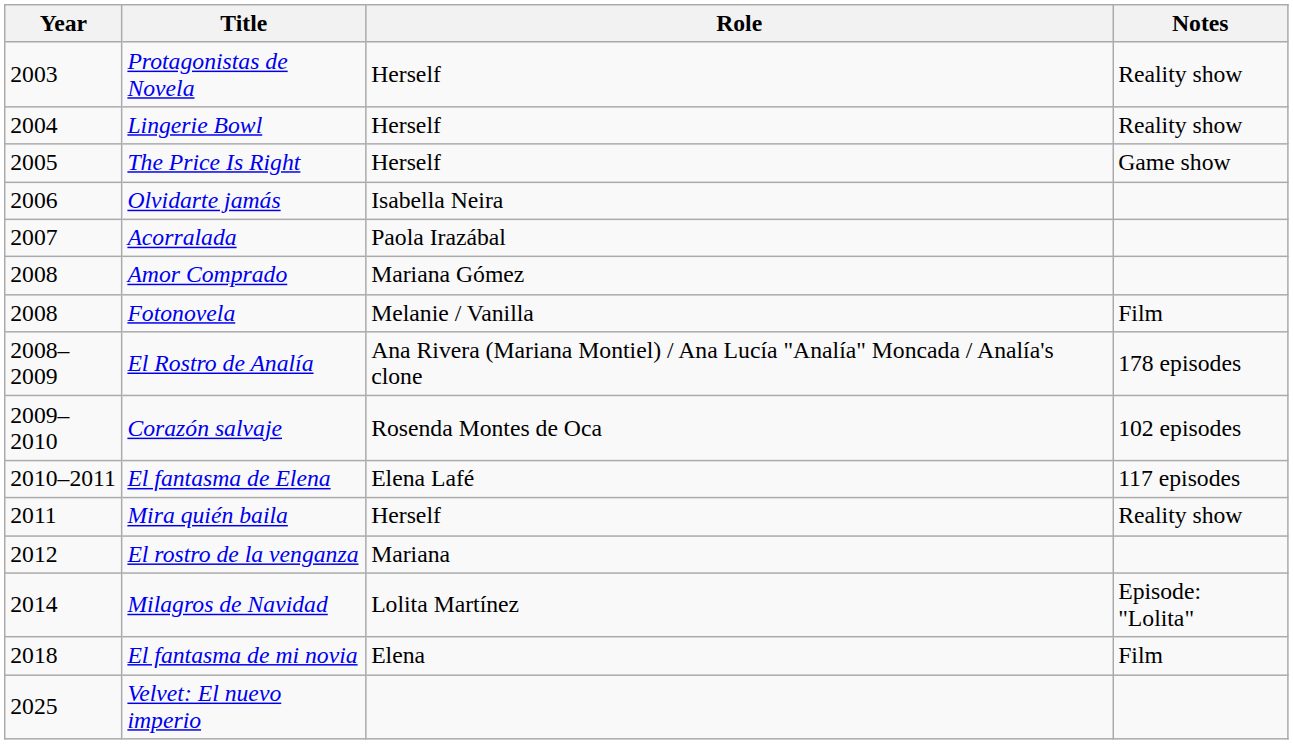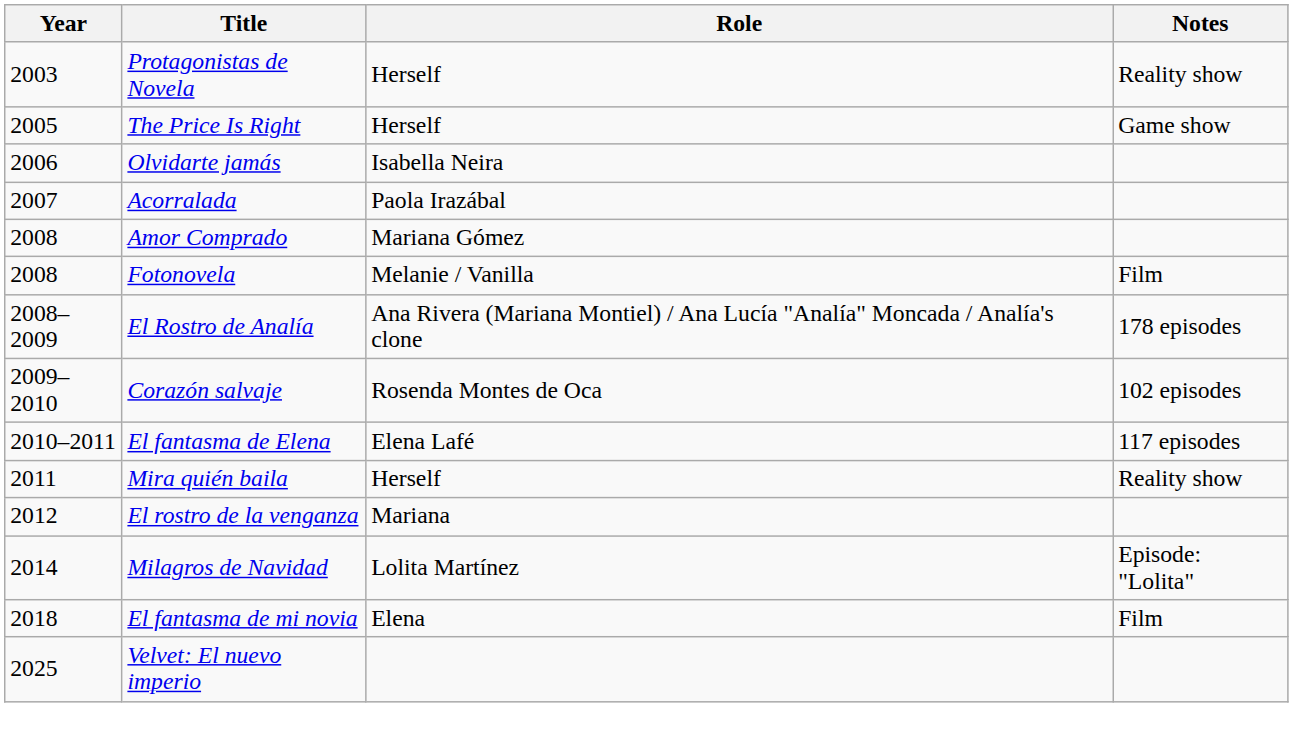- row: (195, 125)
